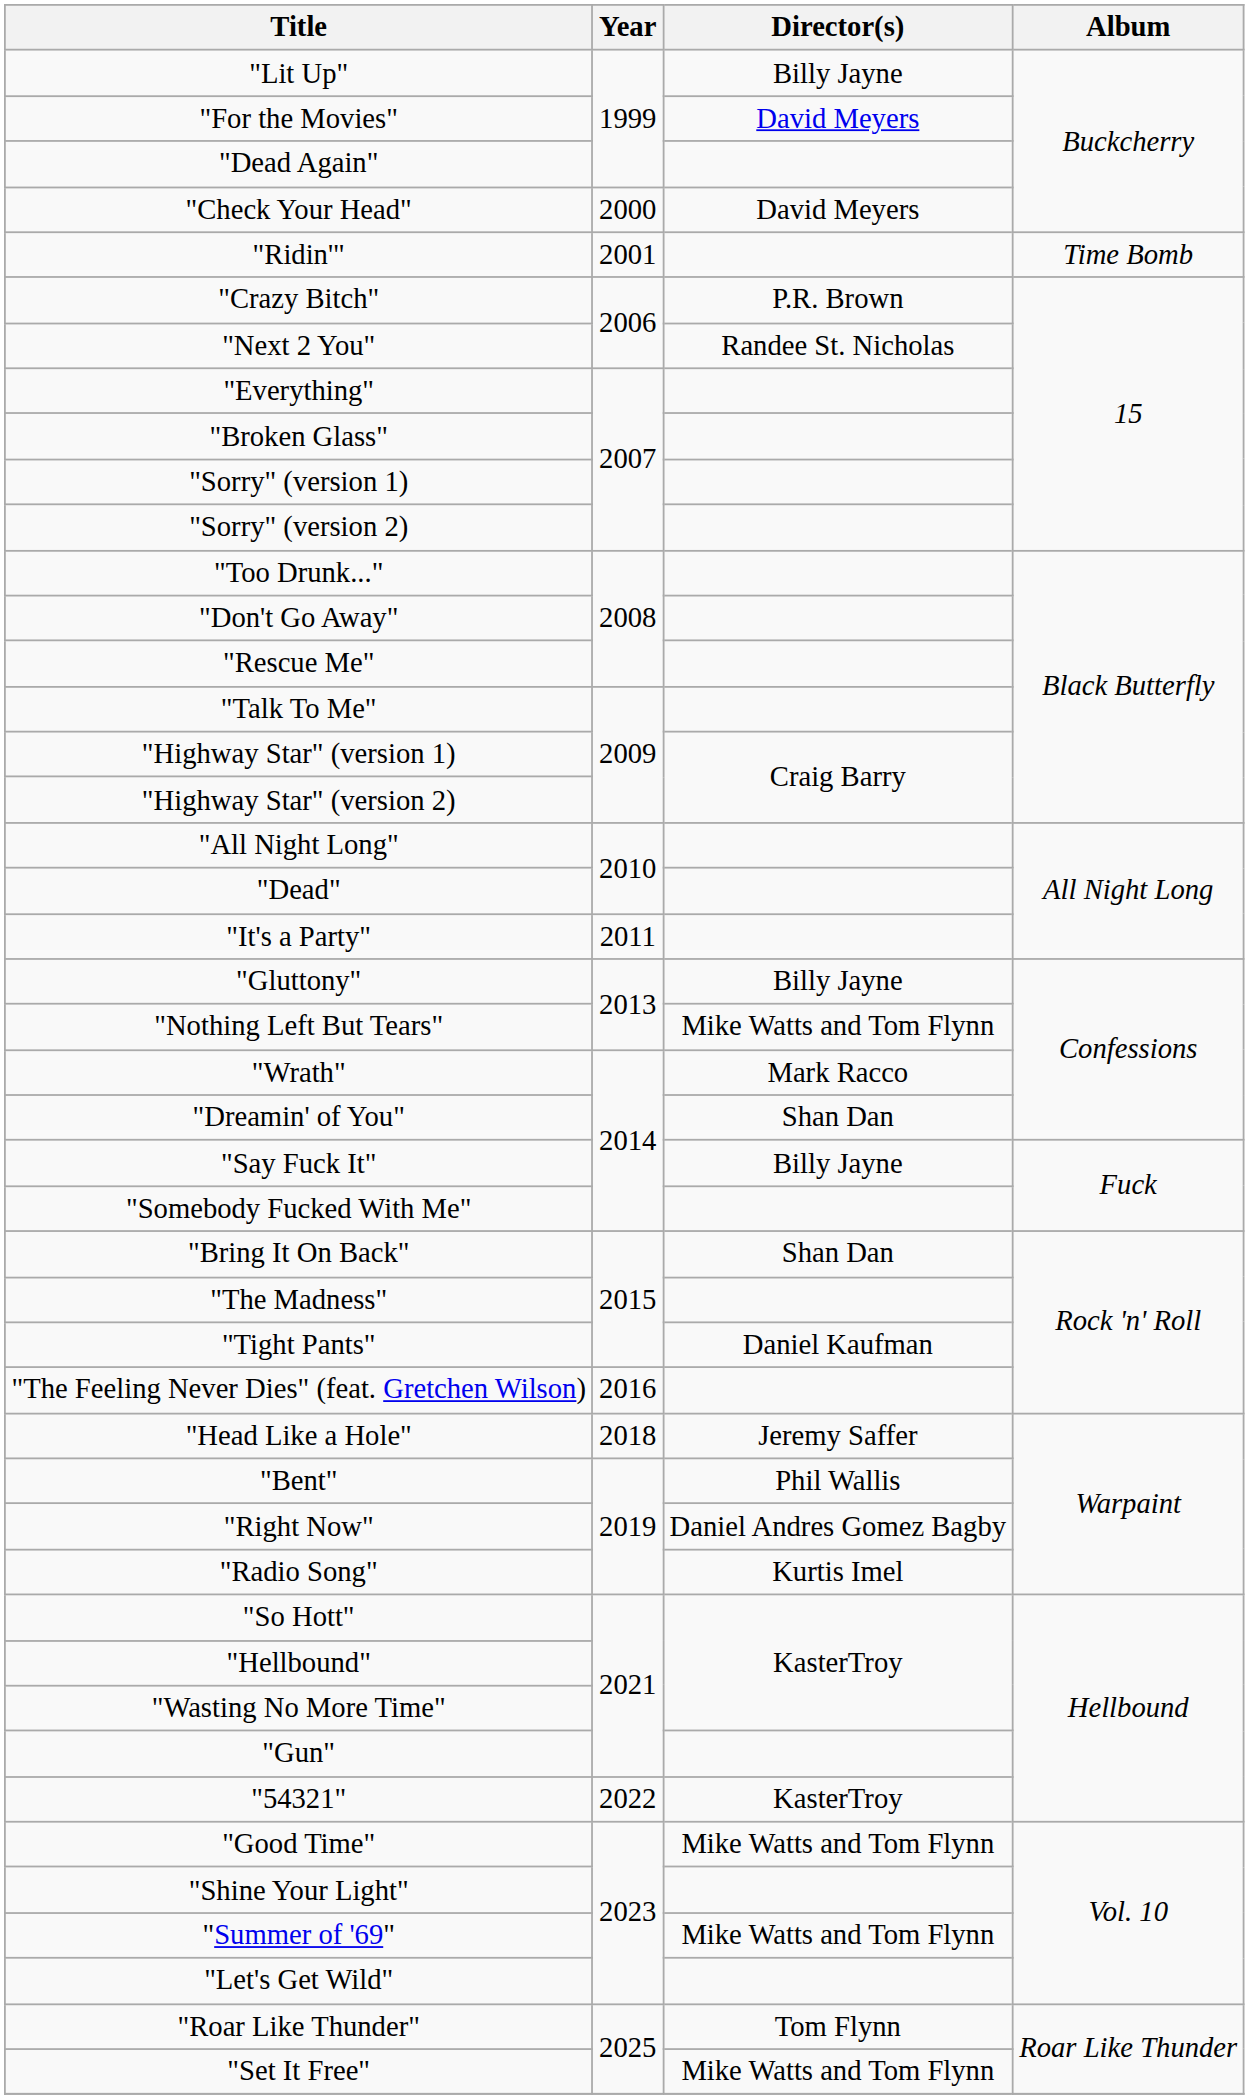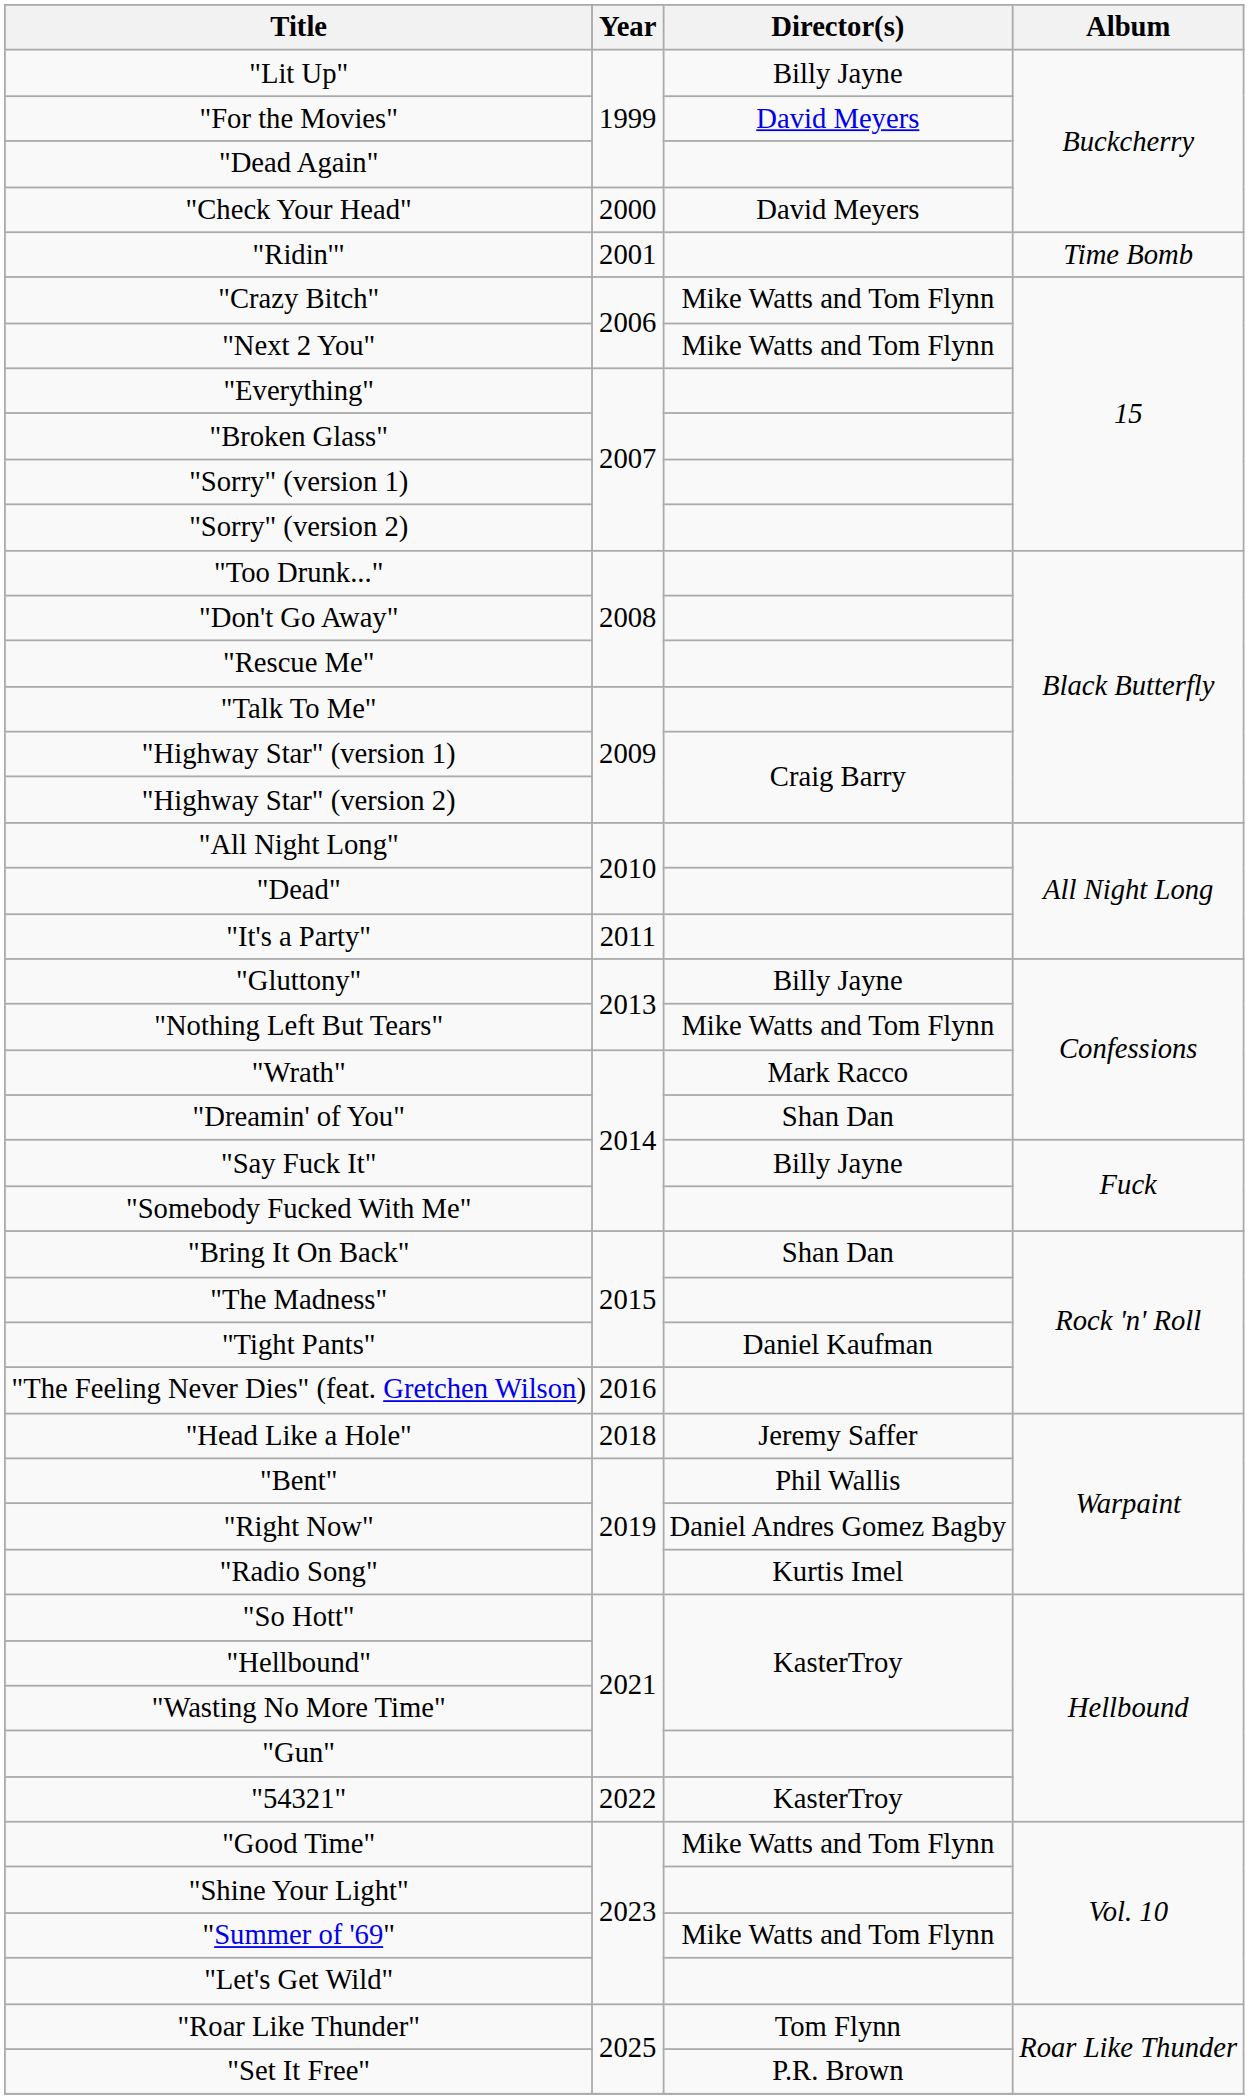(838, 299) P.R. Brown -> (838, 299) Mike Watts and Tom Flynn
(838, 345) Randee St. Nicholas -> (838, 345) Mike Watts and Tom Flynn
(838, 2071) Mike Watts and Tom Flynn -> (838, 2071) P.R. Brown
